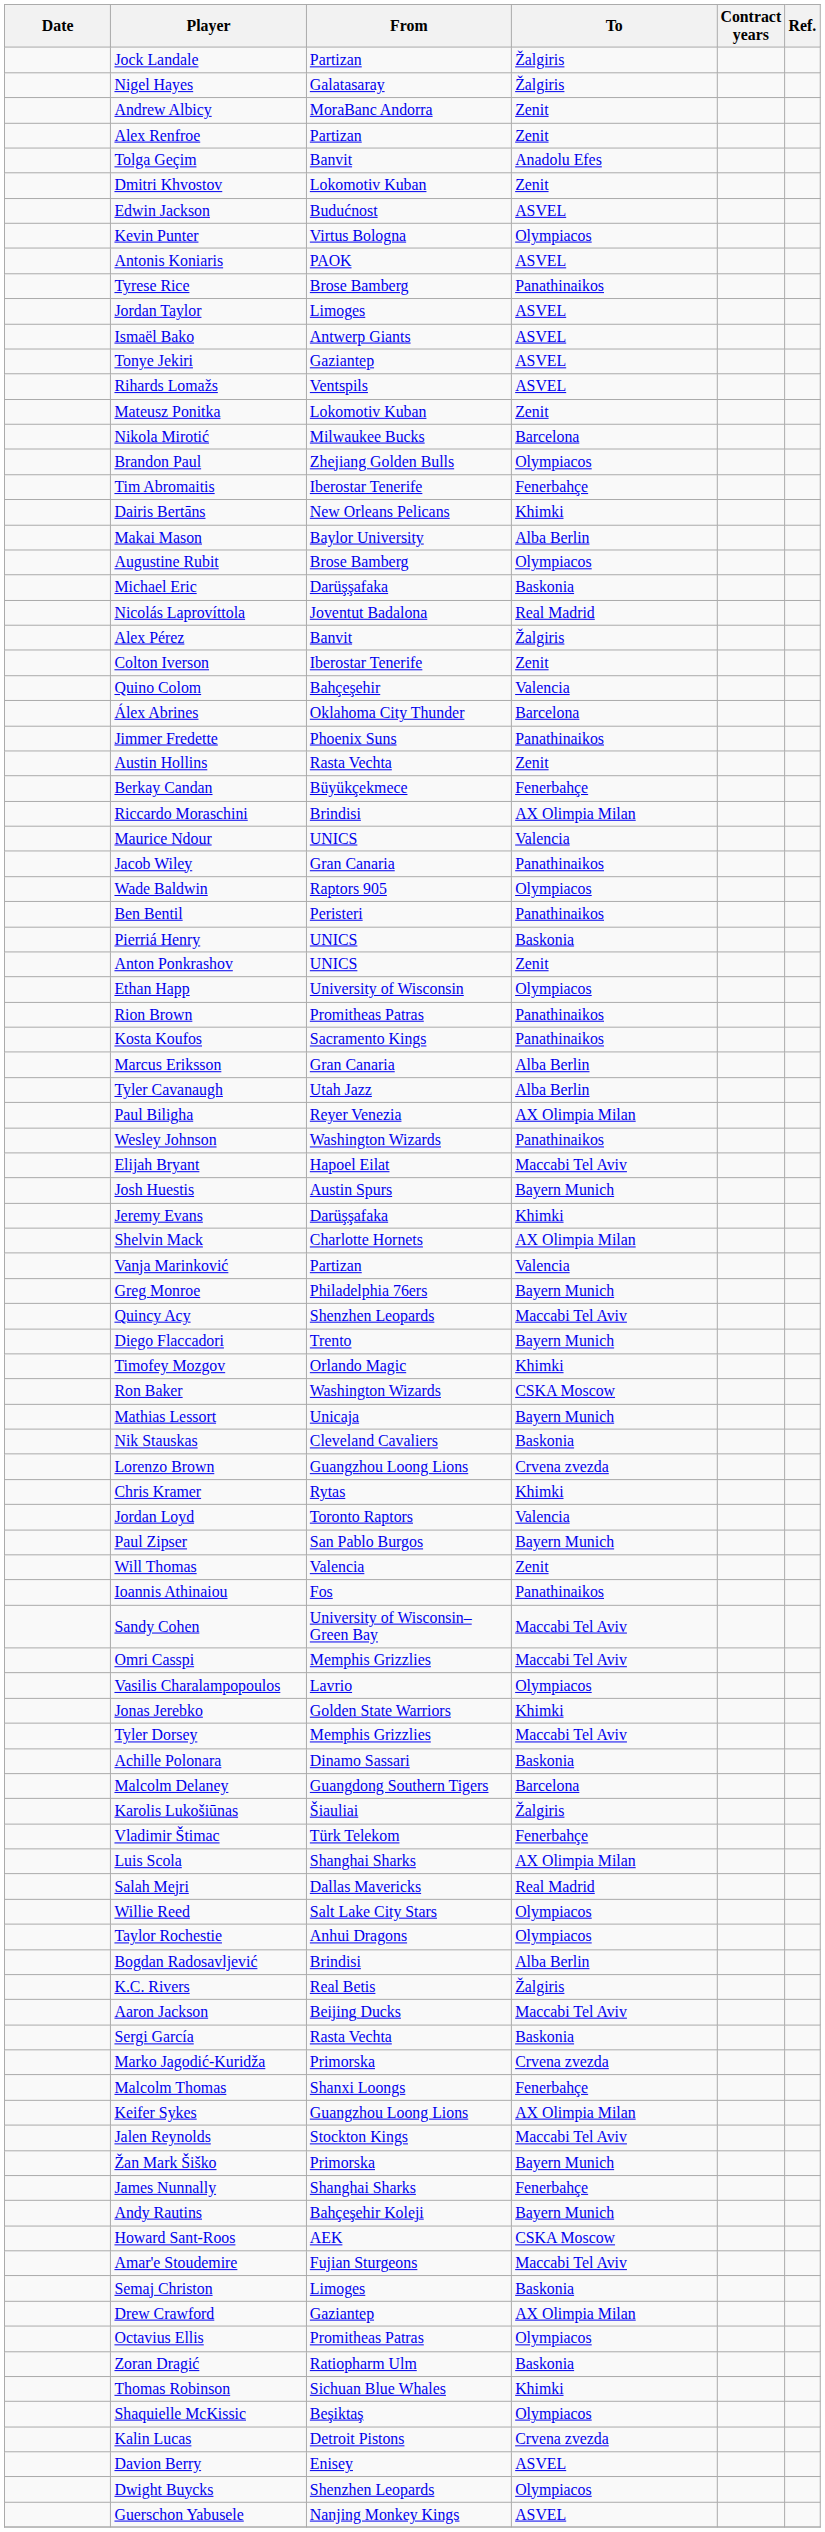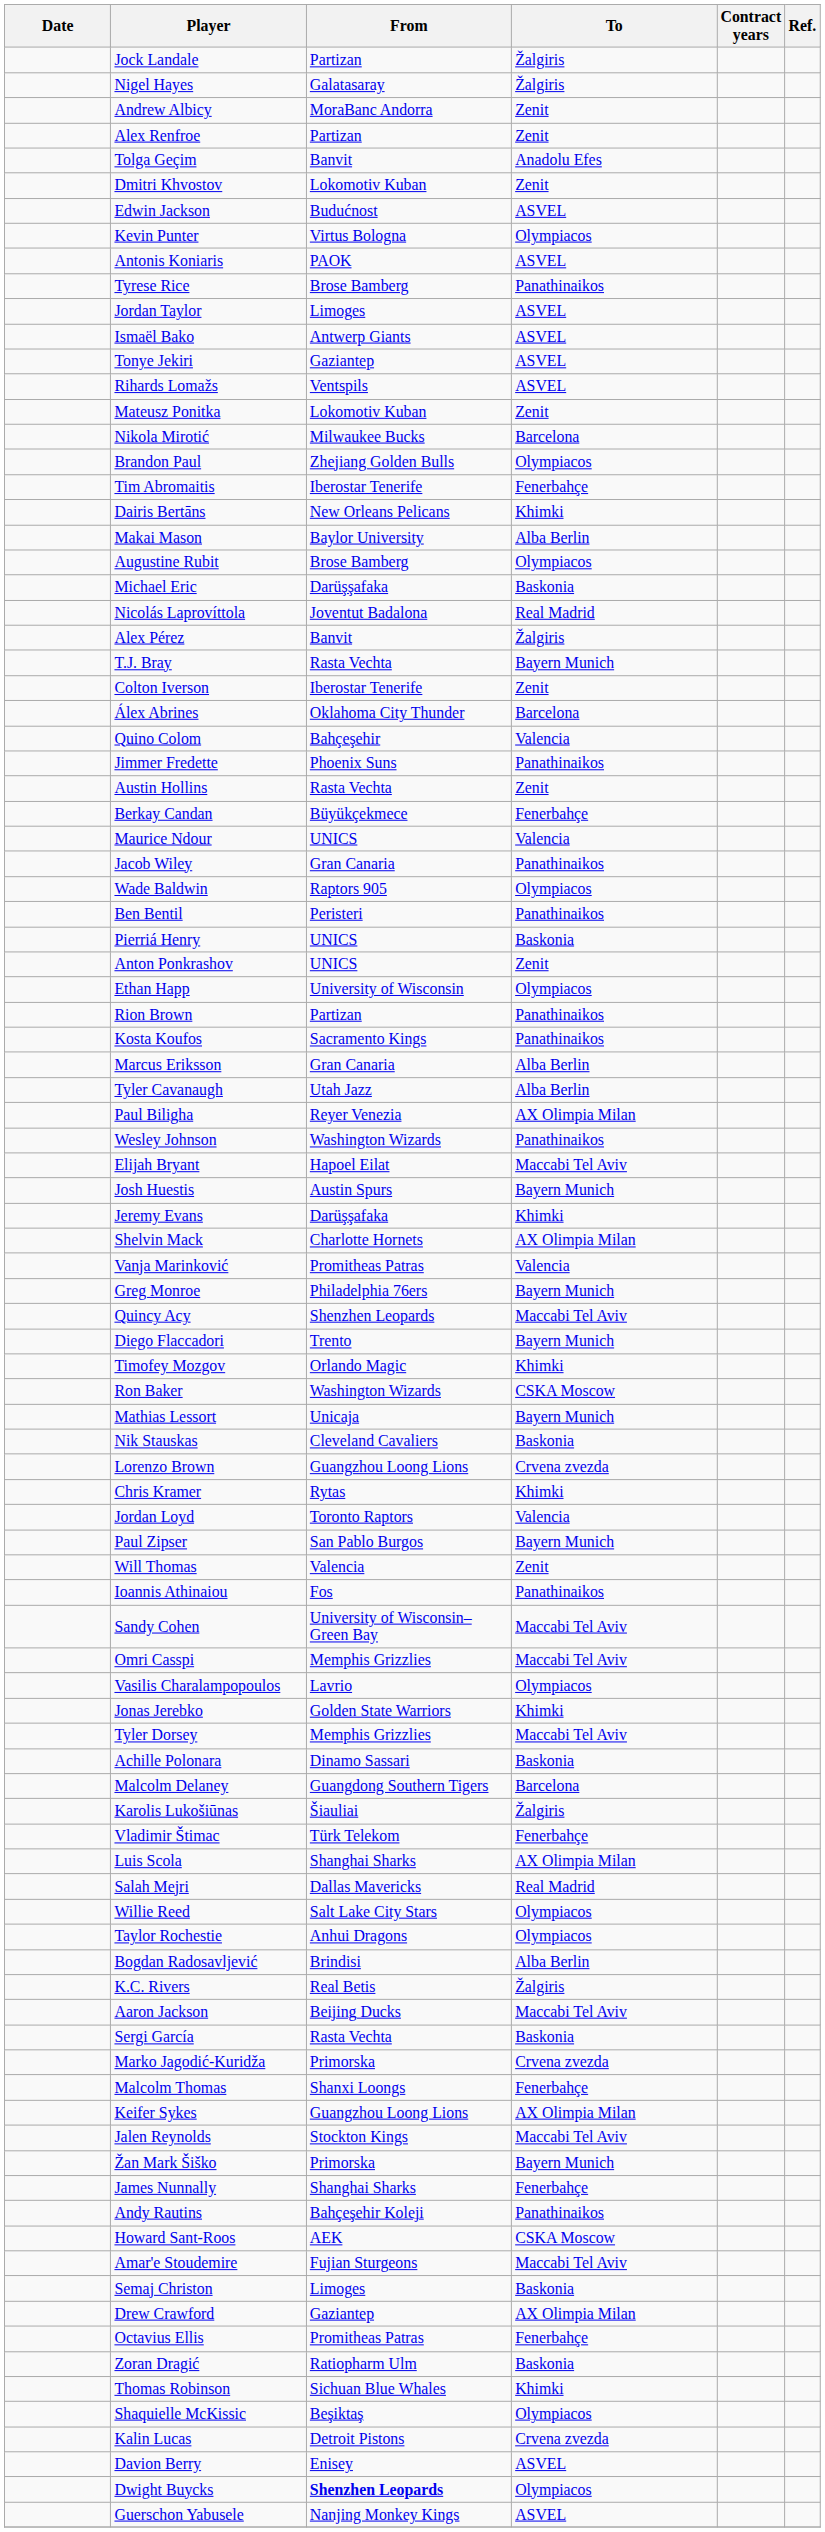+ row: (143, 662)
rows swapped: (156, 713) <-> (158, 688)
- row: (181, 813)
(367, 1014) Promitheas Patras -> (336, 1014) Partizan
(336, 1265) Partizan -> (367, 1265) Promitheas Patras
(565, 2213) Bayern Munich -> (560, 2213) Panathinaikos
(553, 2338) Olympiacos -> (552, 2338) Fenerbahçe
(372, 2489) normal -> (377, 2489) bold
